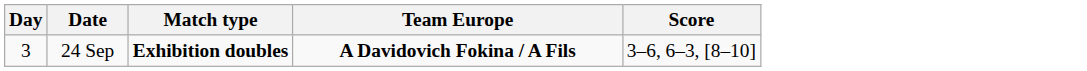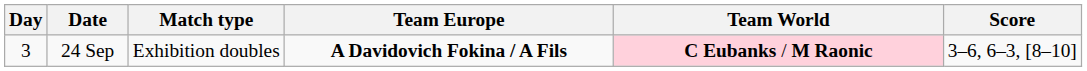+ column: (778, 19)
(211, 50) bold -> (206, 50) normal
